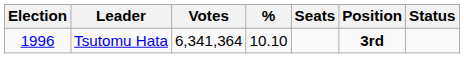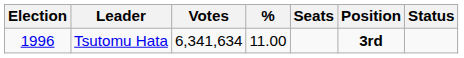(209, 40) 6,341,364 -> (209, 40) 6,341,634
(269, 40) 10.10 -> (268, 40) 11.00
